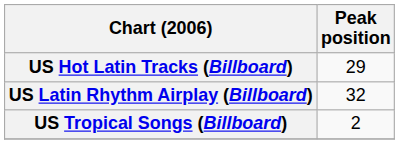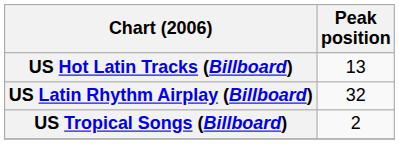(356, 67) 29 -> (356, 67) 13
